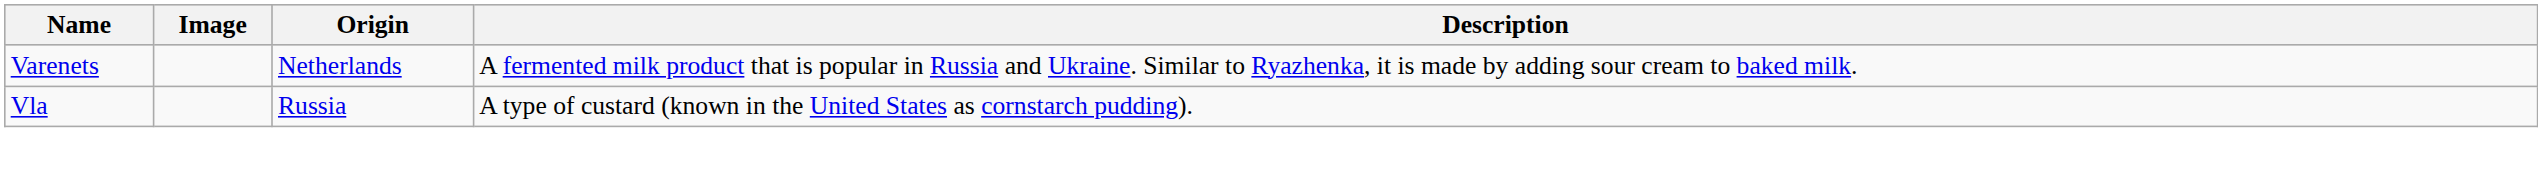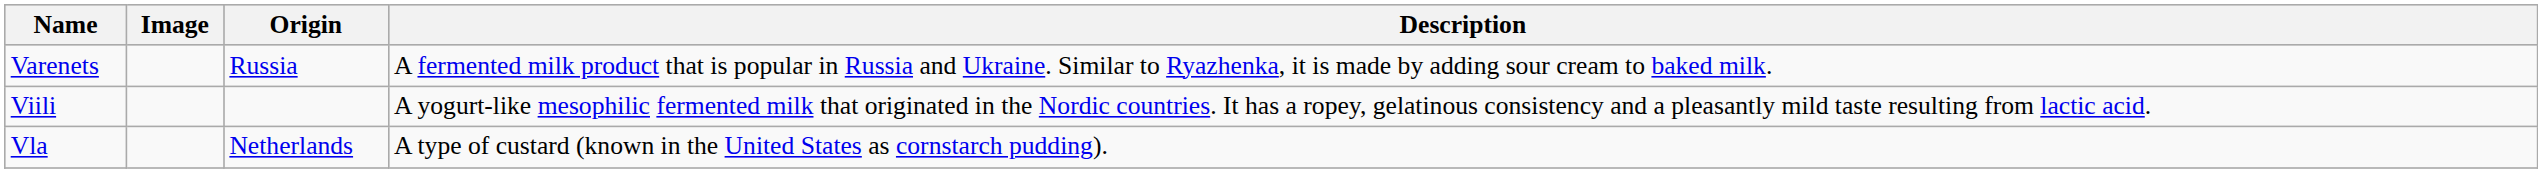(340, 65) Netherlands -> (264, 65) Russia
+ row: (33, 106)
(312, 106) Russia -> (291, 146) Netherlands
